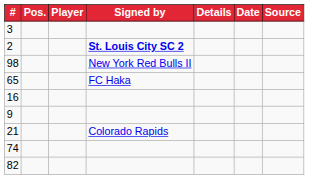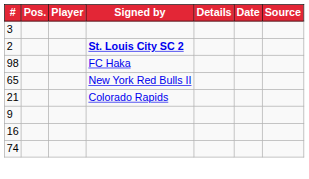(140, 64) New York Red Bulls II -> (110, 64) FC Haka
(110, 81) FC Haka -> (140, 81) New York Red Bulls II
rows swapped: (13, 132) <-> (13, 98)
- row: (13, 166)
